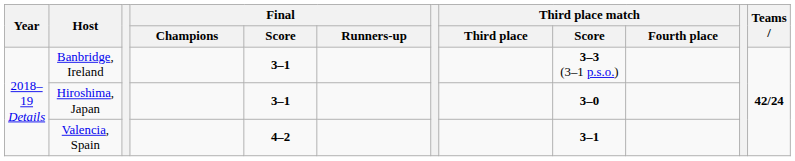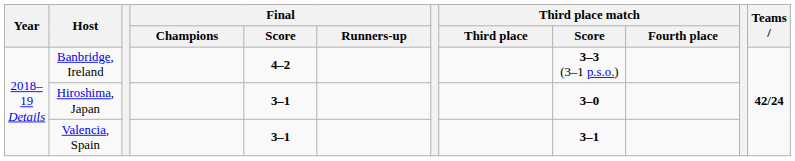(281, 65) 3–1 -> (281, 65) 4–2
(281, 137) 4–2 -> (281, 137) 3–1
